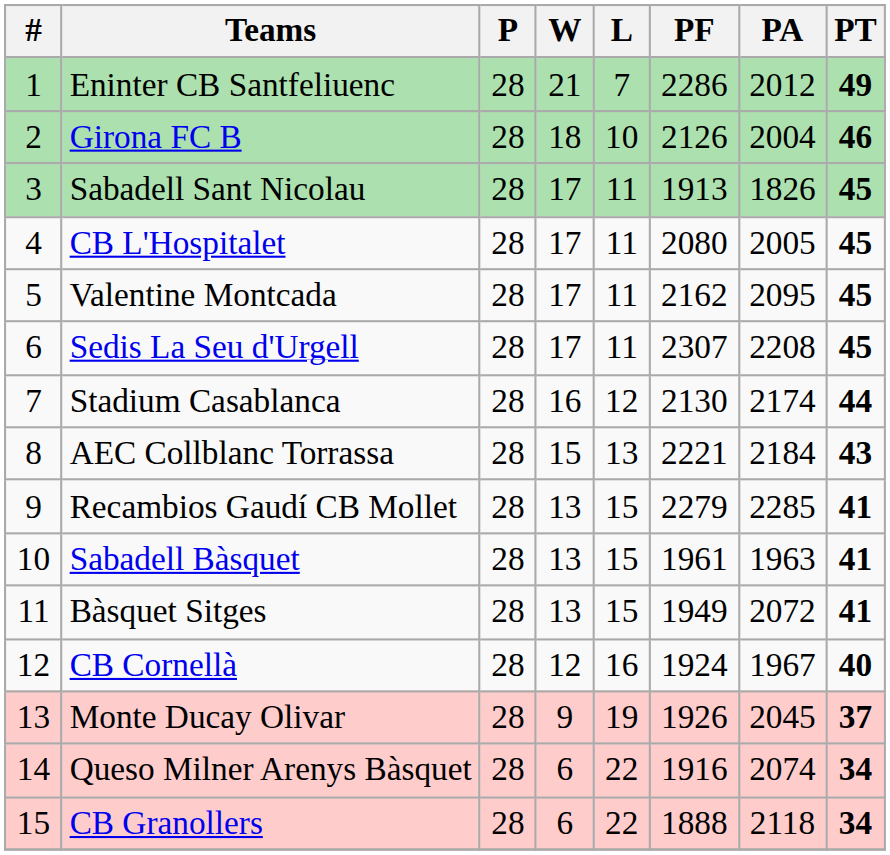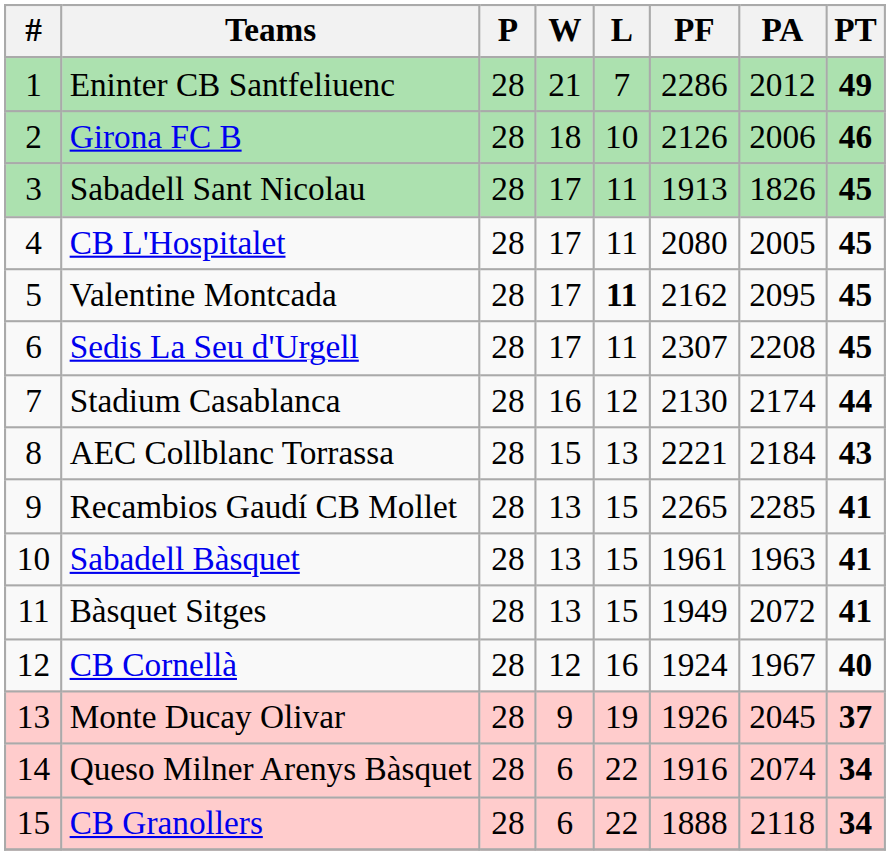(782, 136) 2004 -> (782, 136) 2006
(622, 294) normal -> (622, 294) bold
(694, 505) 2279 -> (694, 505) 2265
